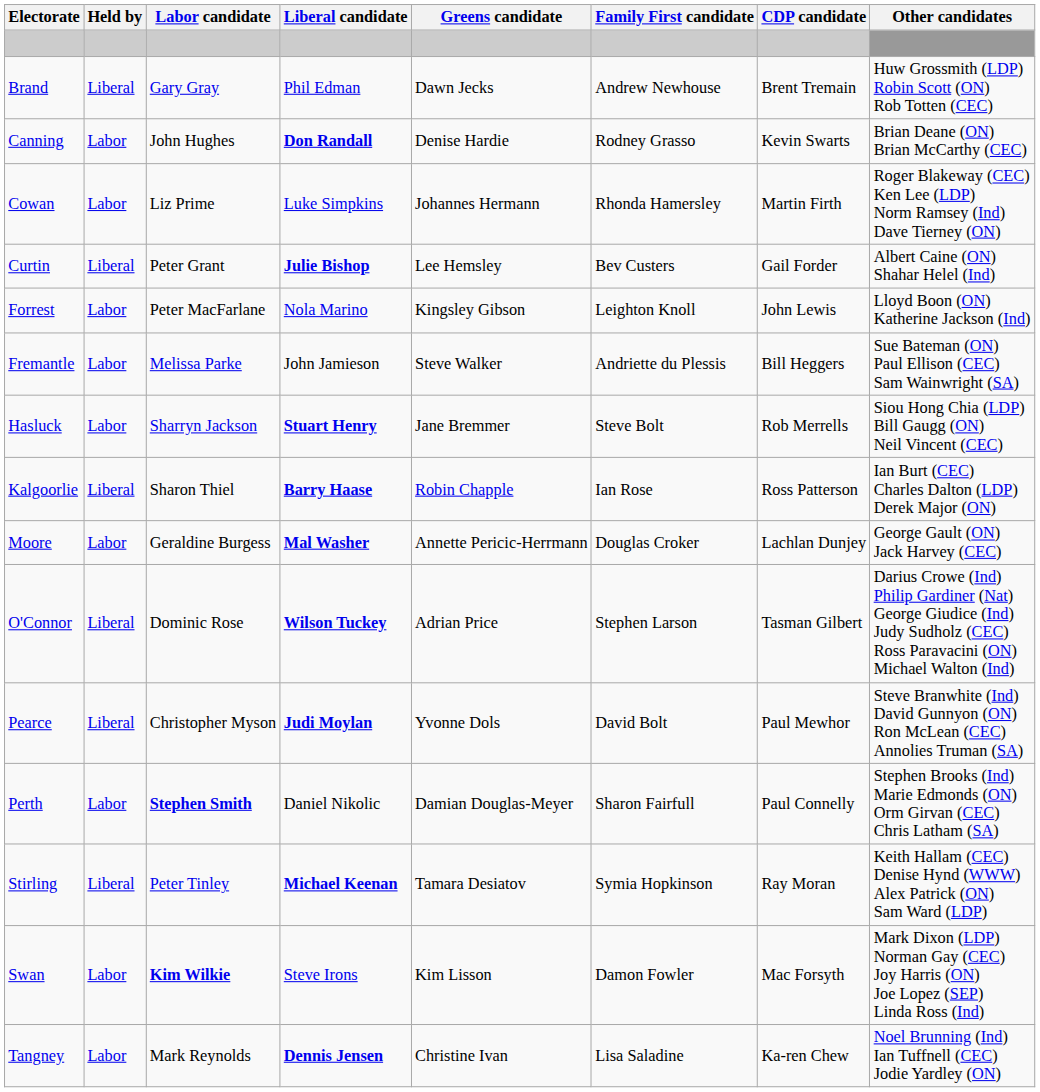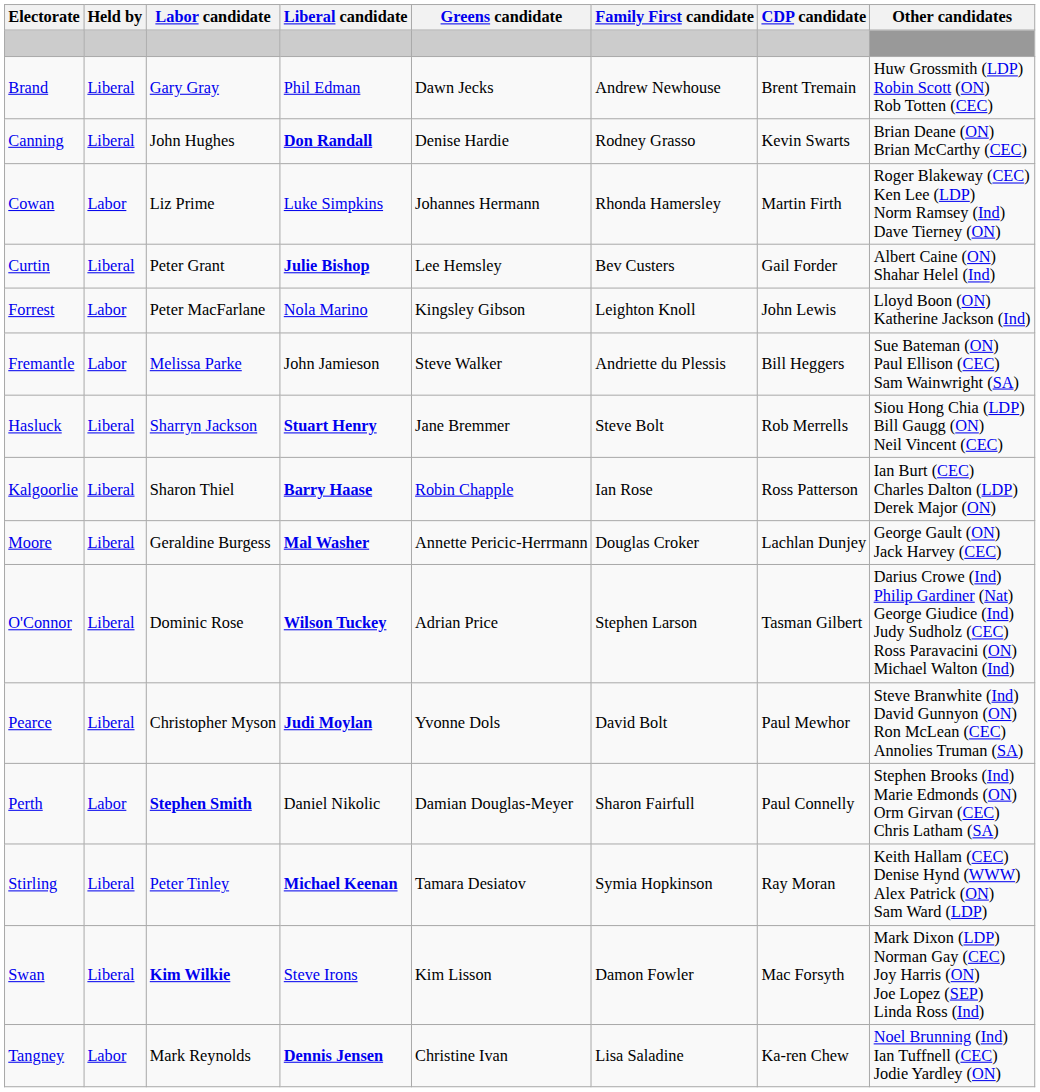(107, 140) Labor -> (111, 140) Liberal
(107, 426) Labor -> (111, 426) Liberal
(107, 542) Labor -> (111, 542) Liberal
(107, 974) Labor -> (111, 974) Liberal
